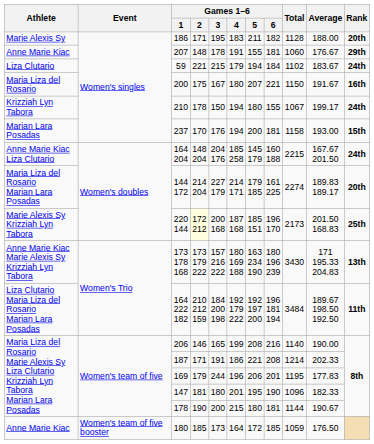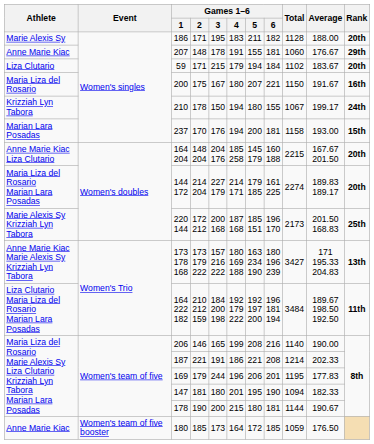(199, 66) 221 -> (199, 66) 171
(357, 66) 24th -> (357, 66) 20th
(357, 154) 24th -> (357, 154) 20th
(199, 225) lightyellow background -> (199, 225) no background
(294, 262) 3430 -> (294, 262) 3427
(199, 360) 171 -> (199, 360) 221
(294, 392) 1096 -> (294, 392) 1094
